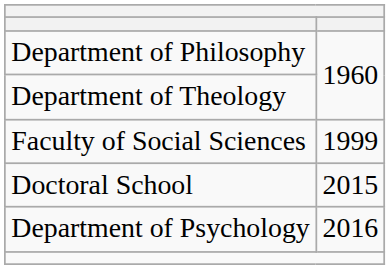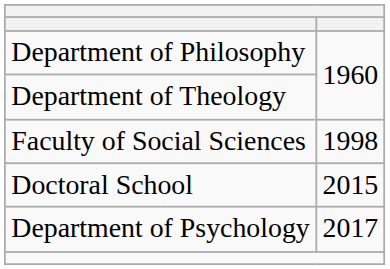(350, 140) 1999 -> (350, 140) 1998
(350, 228) 2016 -> (350, 228) 2017
